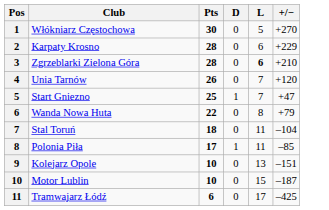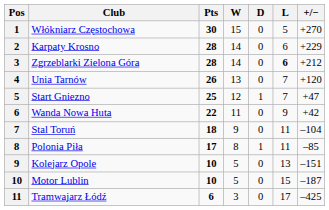+ column: (236, 12)
(286, 63) +210 -> (311, 63) +212
(261, 113) 8 -> (285, 113) 9
(286, 113) +79 -> (311, 113) +42
